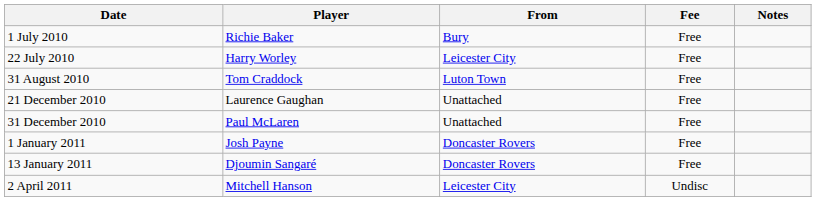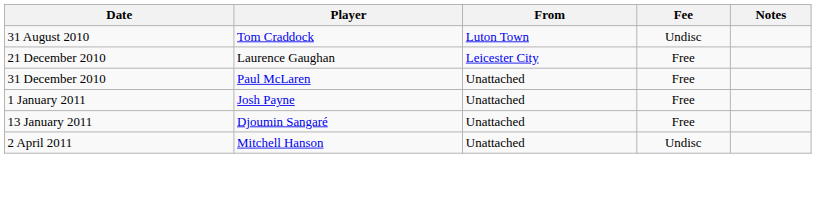- row: (38, 36)
- row: (41, 57)
(690, 79) Free -> (683, 36) Undisc
(472, 100) Unattached -> (502, 57) Leicester City
(489, 143) Doncaster Rovers -> (495, 100) Unattached
(489, 164) Doncaster Rovers -> (495, 121) Unattached
(479, 185) Leicester City -> (495, 143) Unattached
